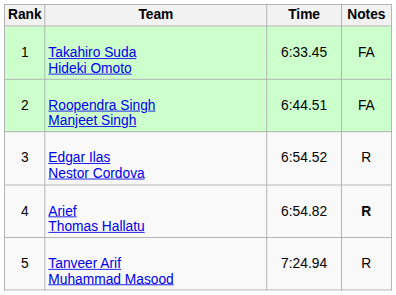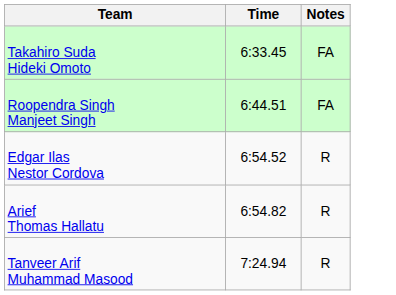- column: (25, 15)
(366, 211) bold -> (326, 211) normal
